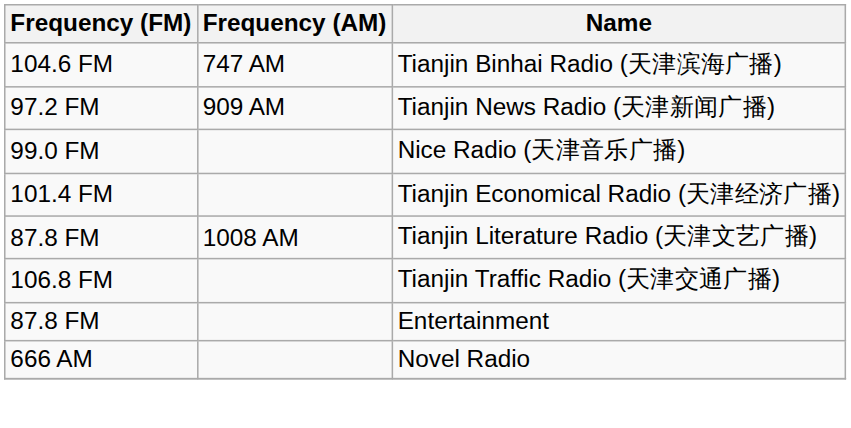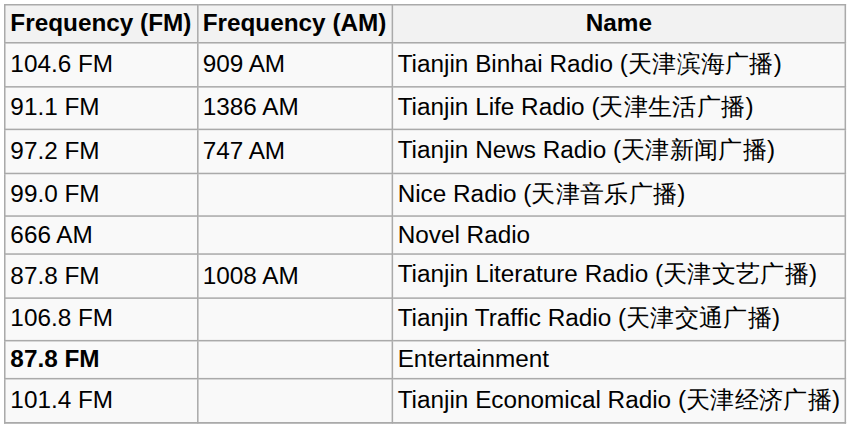(244, 64) 747 AM -> (244, 64) 909 AM
+ row: (576, 107)
(244, 107) 909 AM -> (244, 150) 747 AM
rows swapped: (619, 193) <-> (464, 359)
(55, 321) normal -> (55, 359) bold
